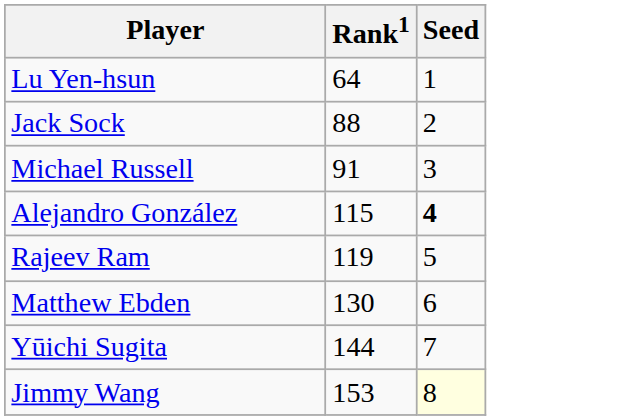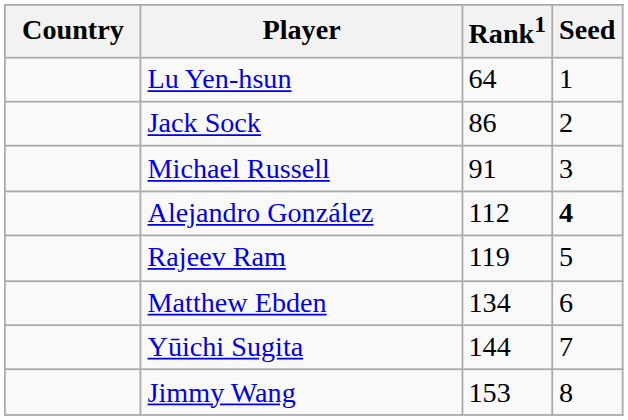+ column: (73, 30)
(346, 123) 88 -> (483, 123) 86
(353, 213) 115 -> (489, 213) 112
(353, 302) 130 -> (490, 302) 134
(430, 391) lightyellow background -> (566, 391) no background
